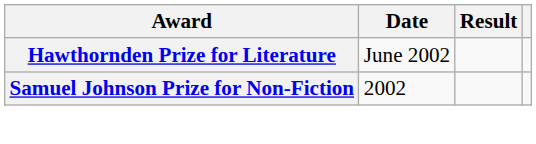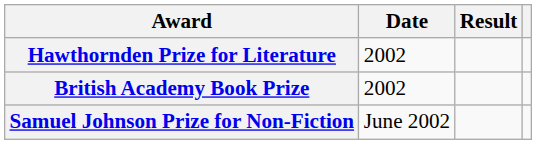(407, 54) June 2002 -> (385, 54) 2002
+ row: (182, 88)
(385, 88) 2002 -> (407, 121) June 2002
